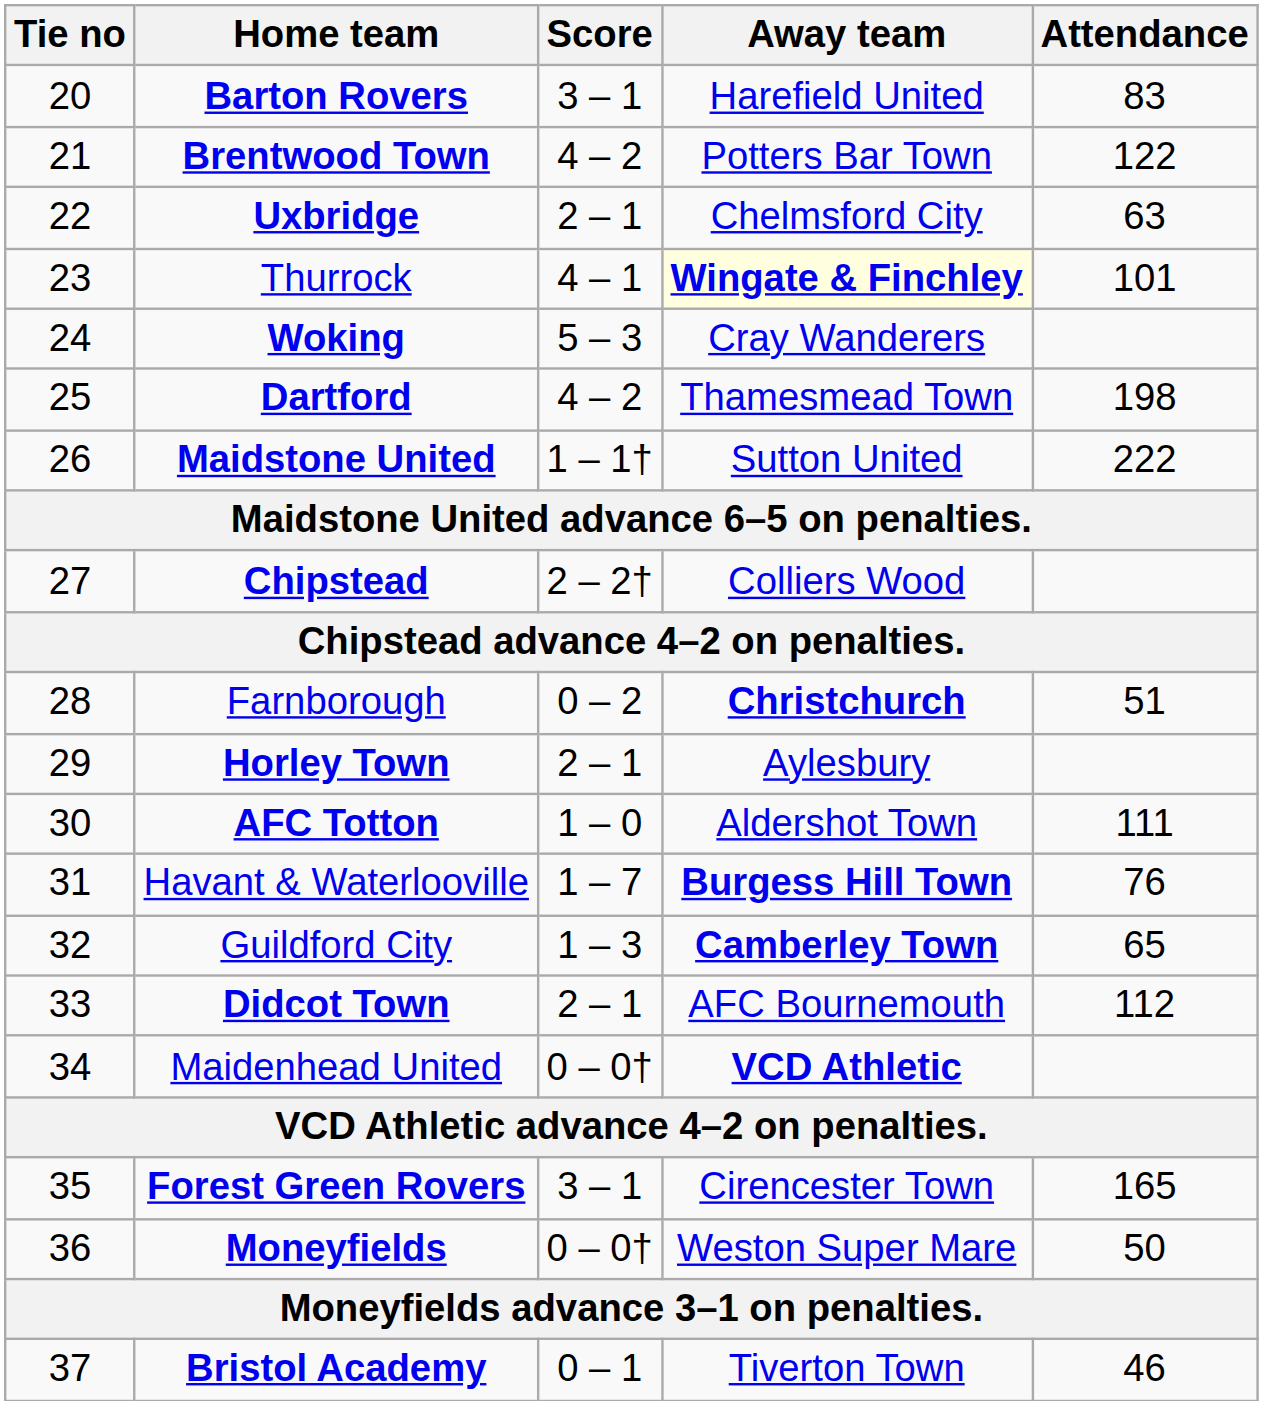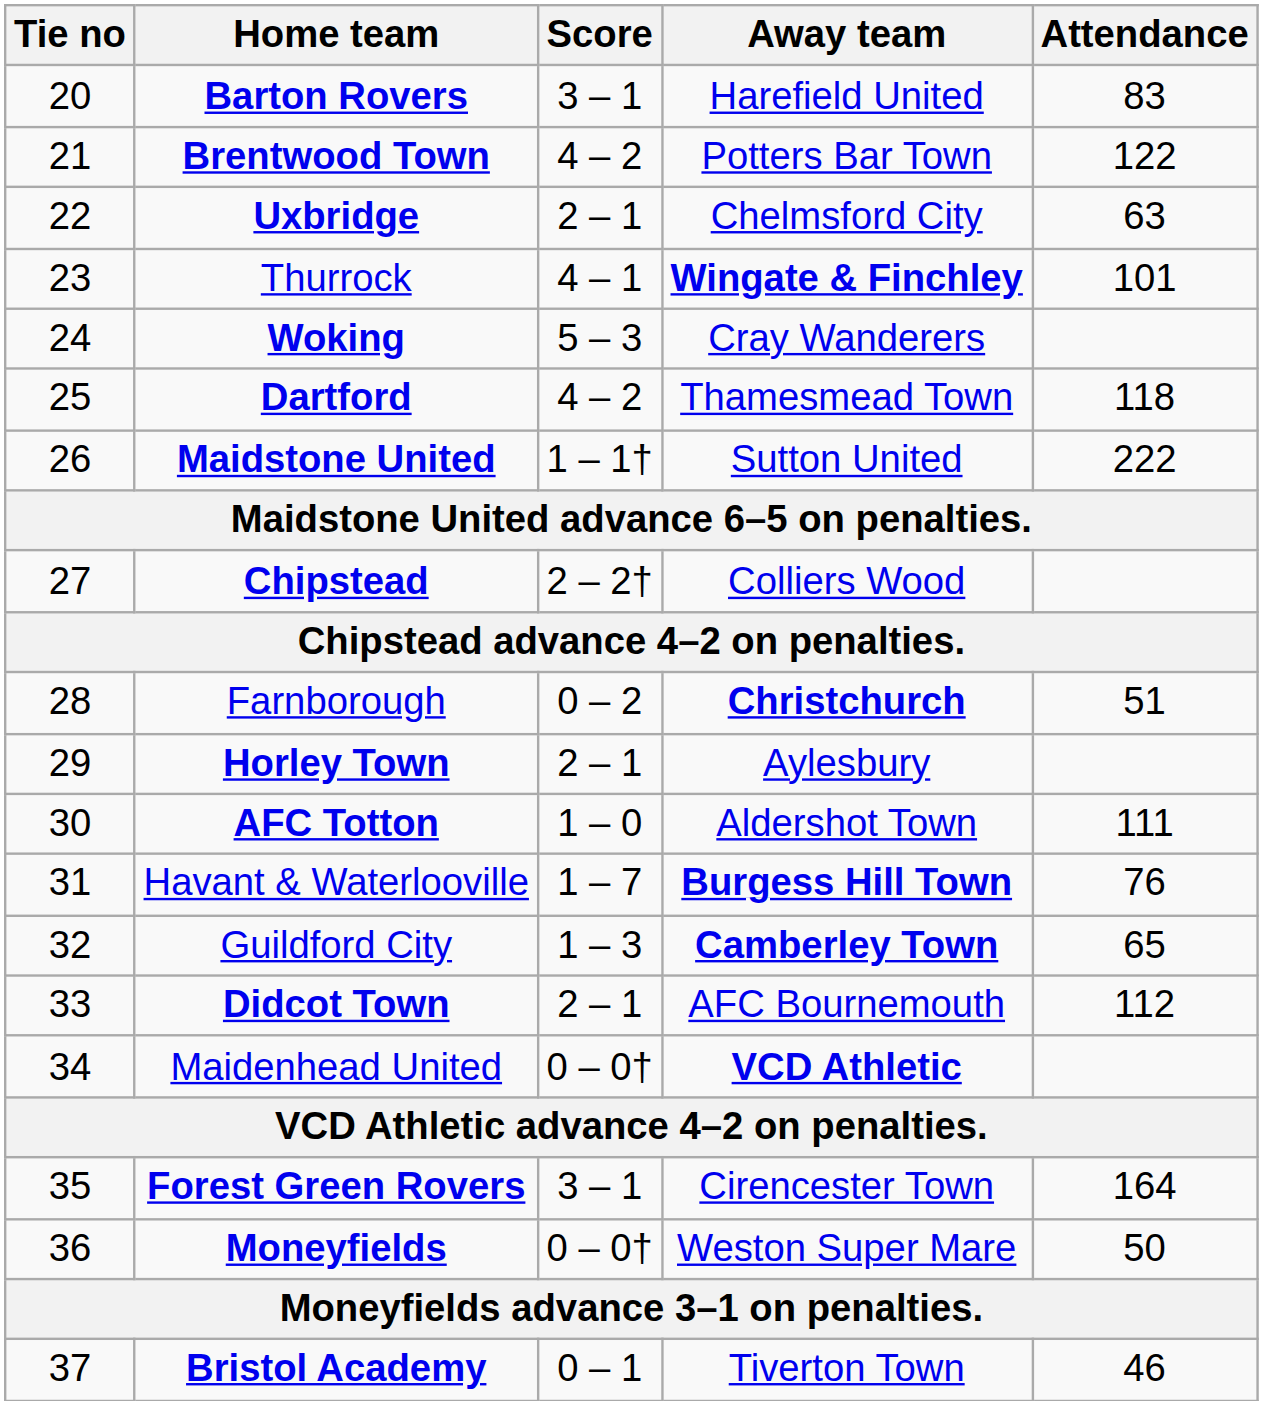(847, 277) lightyellow background -> (847, 277) no background
(1145, 398) 198 -> (1145, 398) 118
(1145, 1187) 165 -> (1145, 1187) 164
